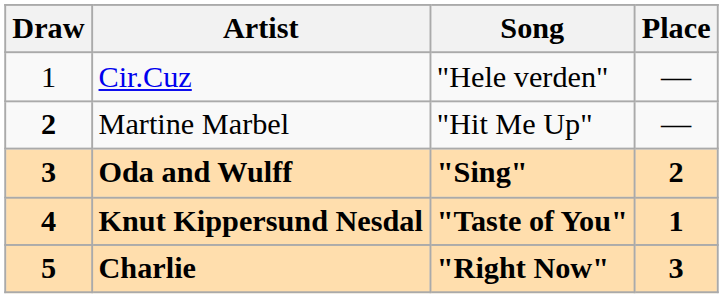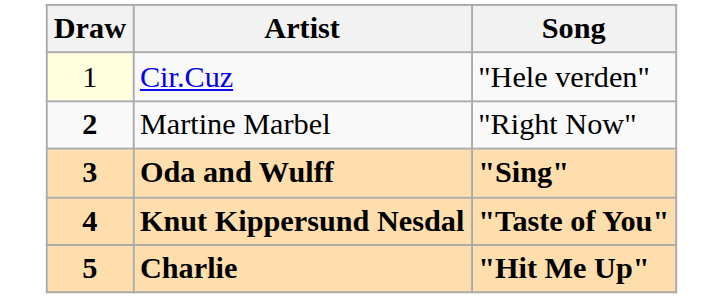- column: (676, 28)
(48, 76) no background -> (90, 76) lightyellow background
(515, 124) "Hit Me Up" -> (557, 124) "Right Now"
(523, 268) "Right Now" -> (564, 268) "Hit Me Up"
